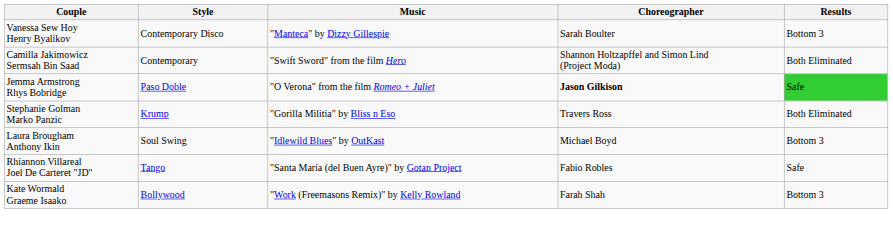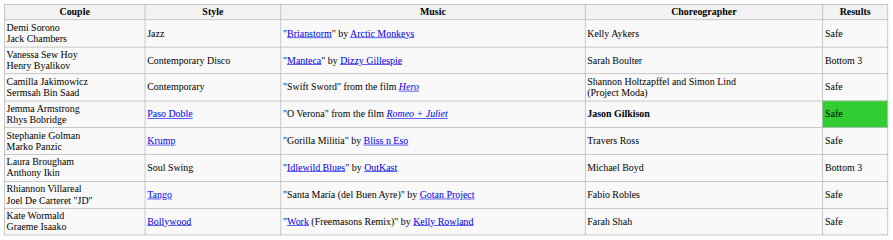+ row: (37, 33)
(819, 60) Both Eliminated -> (834, 87) Safe
(819, 114) Both Eliminated -> (834, 141) Safe
(805, 195) Bottom 3 -> (834, 221) Safe
